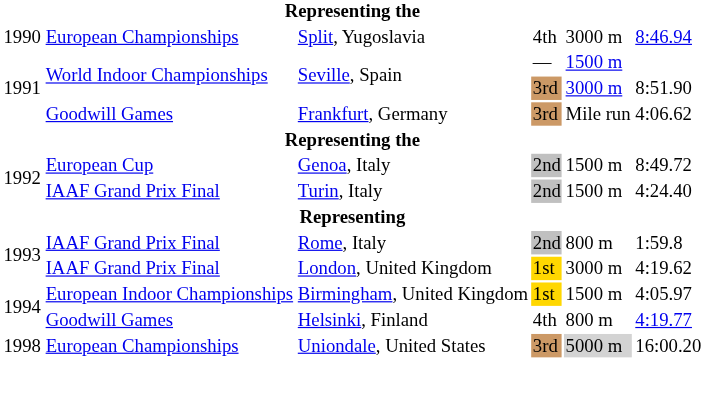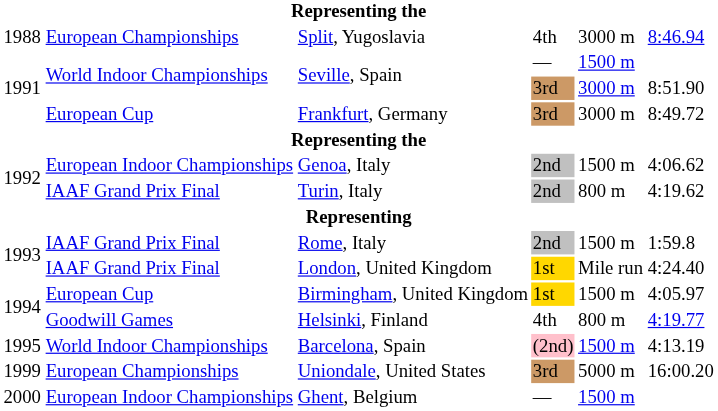(22, 36) 1990 -> (22, 36) 1988
(109, 113) Goodwill Games -> (99, 113) European Cup
(598, 113) Mile run -> (606, 113) 3000 m
(664, 113) 4:06.62 -> (676, 113) 8:49.72
(99, 165) European Cup -> (169, 165) European Indoor Championships
(664, 165) 8:49.72 -> (676, 165) 4:06.62
(594, 191) 1500 m -> (602, 191) 800 m
(664, 191) 4:24.40 -> (676, 191) 4:19.62
(589, 242) 800 m -> (606, 242) 1500 m
(594, 268) 3000 m -> (611, 268) Mile run
(664, 268) 4:19.62 -> (676, 268) 4:24.40
(169, 294) European Indoor Championships -> (99, 294) European Cup
+ row: (362, 345)
(22, 345) 1998 -> (22, 371) 1999
(594, 345) lightgrey background -> (606, 371) no background
+ row: (358, 397)
